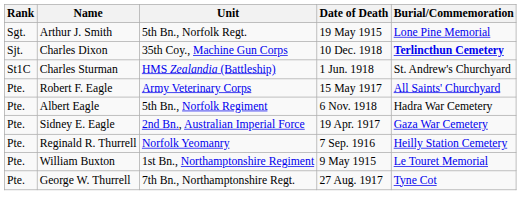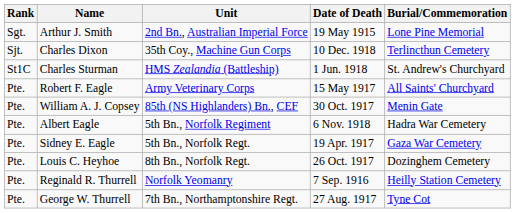(194, 32) 5th Bn., Norfolk Regt. -> (226, 32) 2nd Bn., Australian Imperial Force
(449, 50) bold -> (438, 50) normal
+ row: (90, 106)
(223, 124) 2nd Bn., Australian Imperial Force -> (197, 143) 5th Bn., Norfolk Regt.
+ row: (79, 161)
- row: (77, 161)
